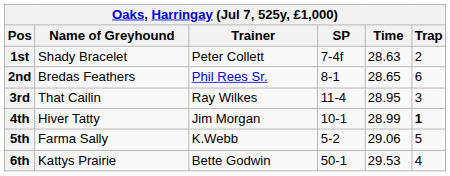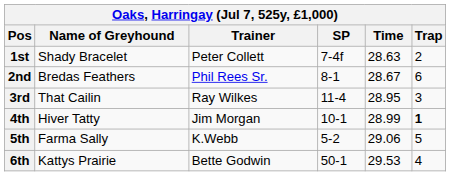(384, 77) 28.65 -> (384, 77) 28.67
